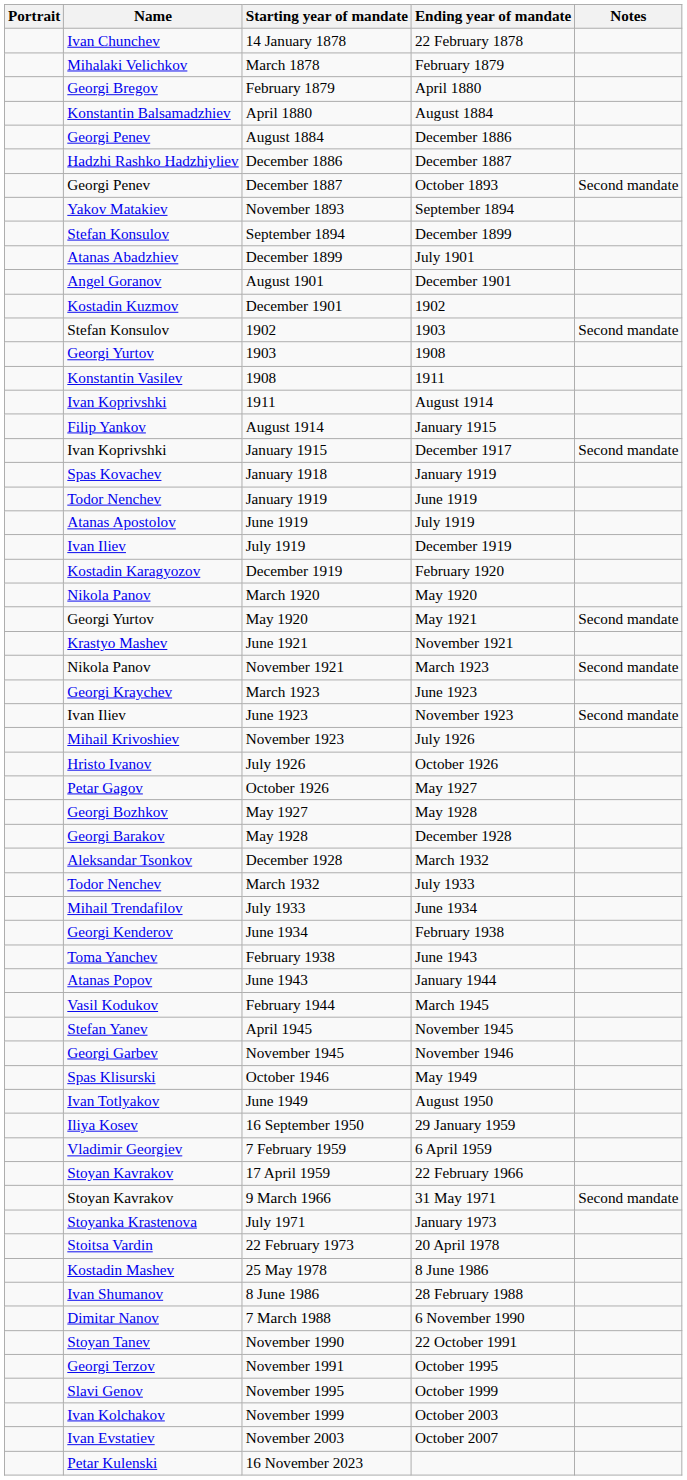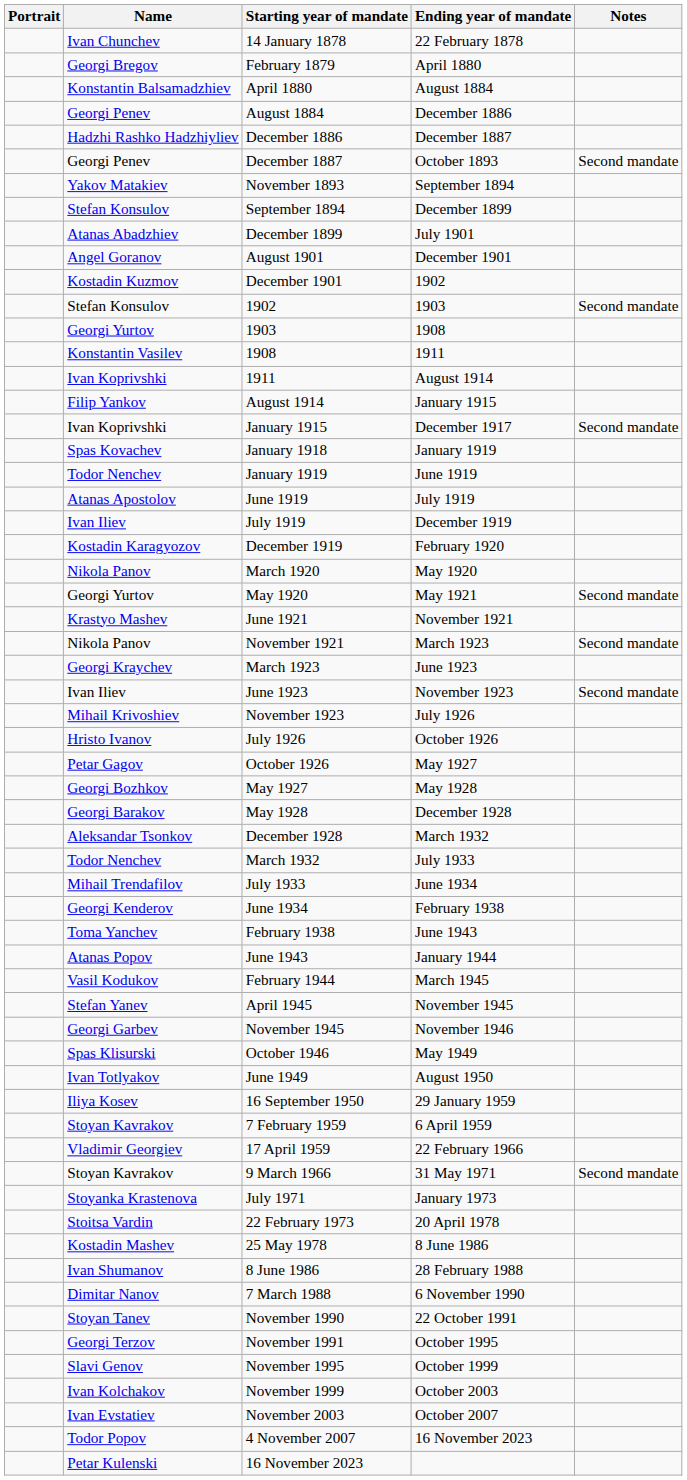- row: (283, 64)
(125, 1149) Vladimir Georgiev -> (120, 1125) Stoyan Kavrakov
(120, 1173) Stoyan Kavrakov -> (125, 1149) Vladimir Georgiev
+ row: (301, 1438)
